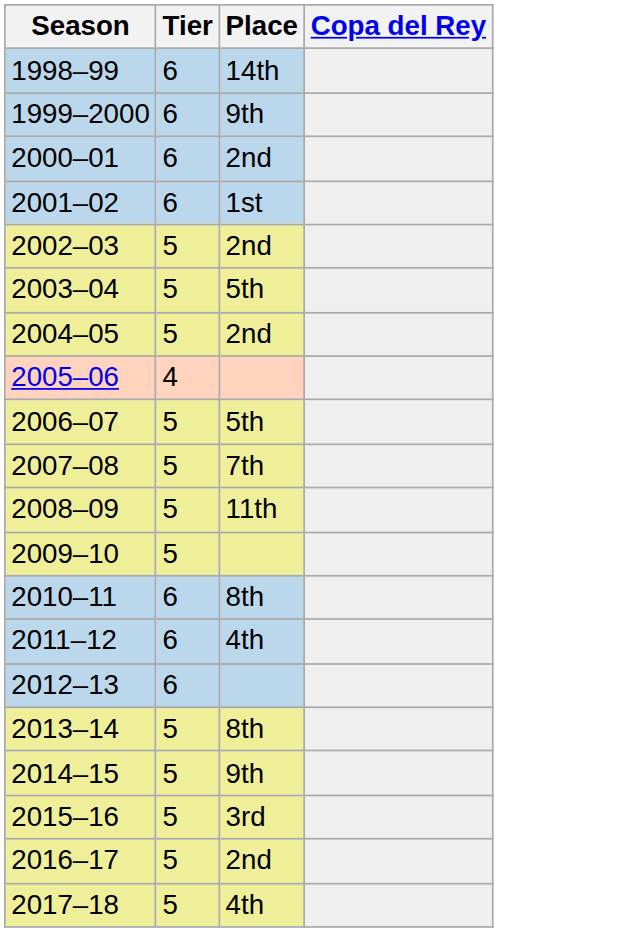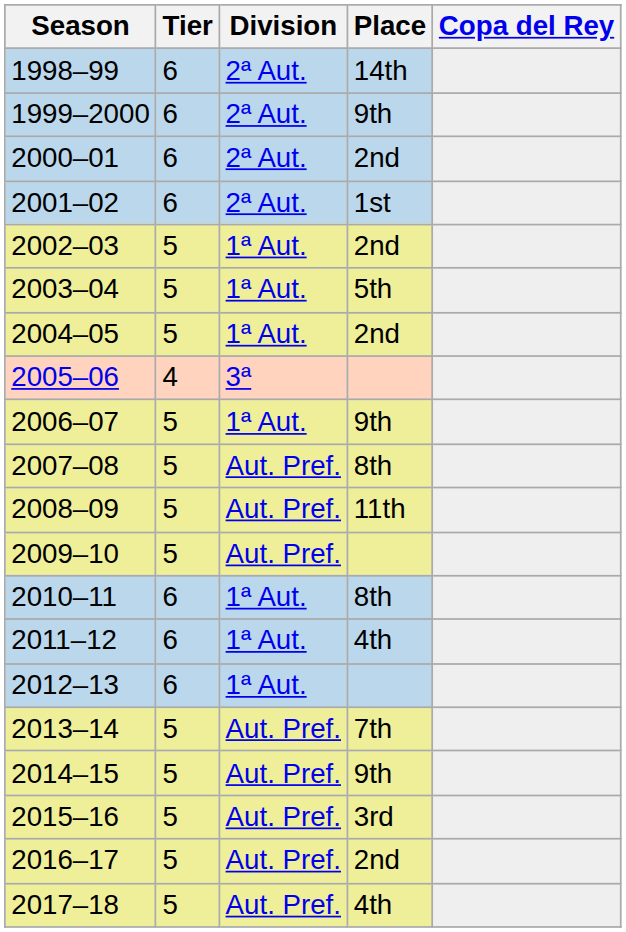+ column: (283, 26)
(245, 421) 5th -> (373, 421) 9th
(245, 465) 7th -> (373, 465) 8th
(245, 728) 8th -> (373, 728) 7th
